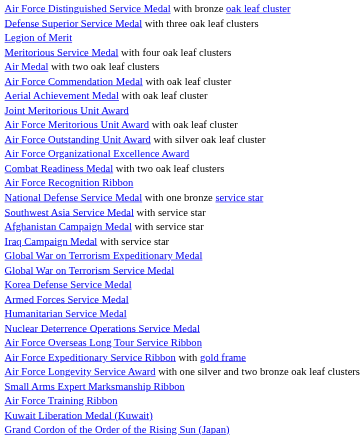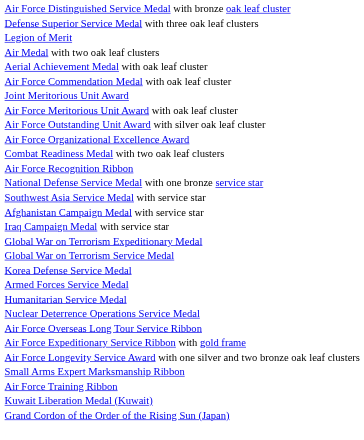- row: (118, 52)
rows swapped: (106, 96) <-> (118, 81)
